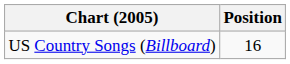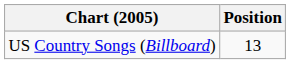(253, 44) 16 -> (253, 44) 13
